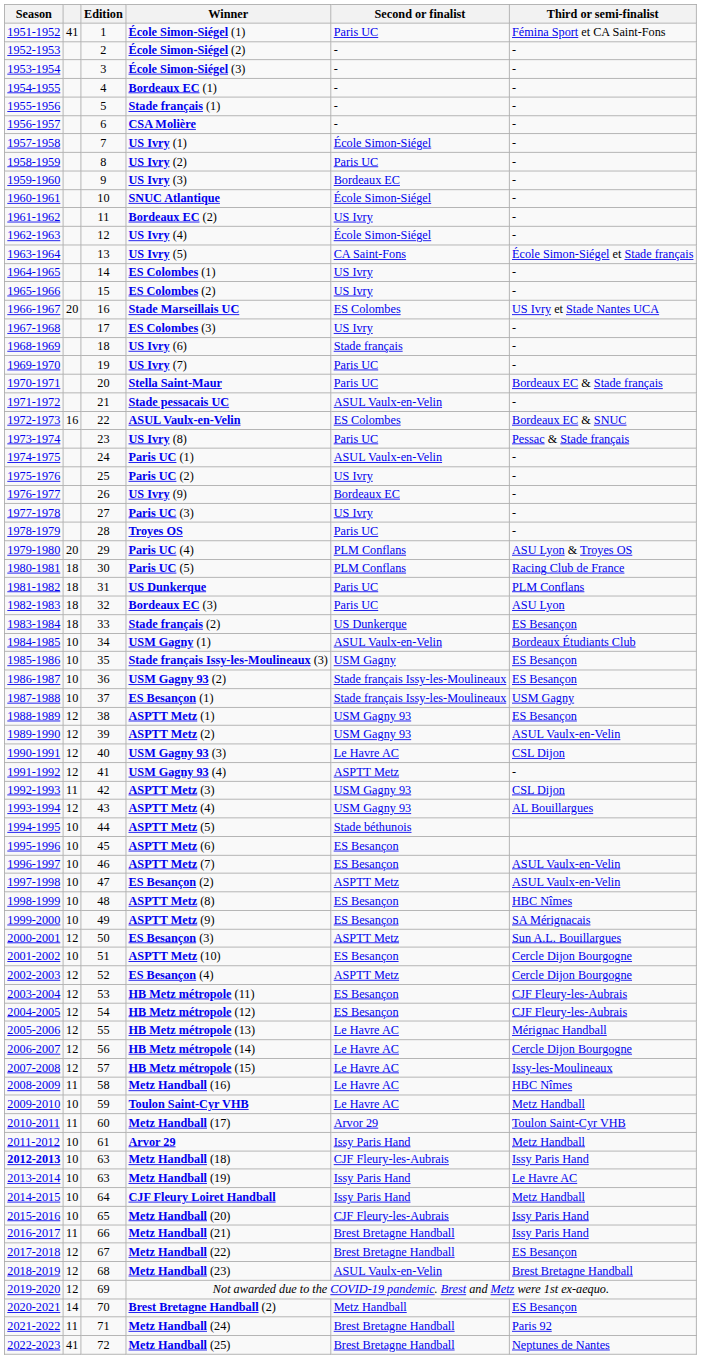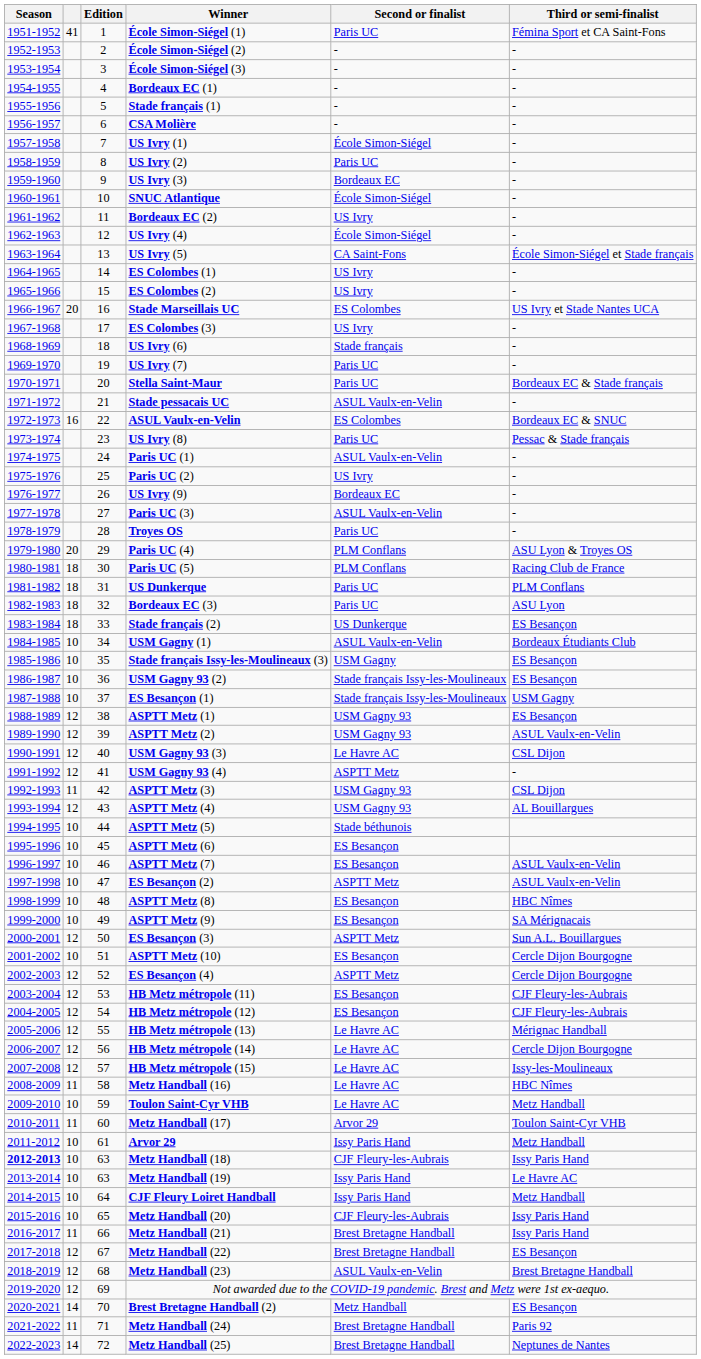(353, 513) US Ivry -> (388, 513) ASUL Vaulx-en-Velin
(72, 1345) 41 -> (72, 1345) 14
